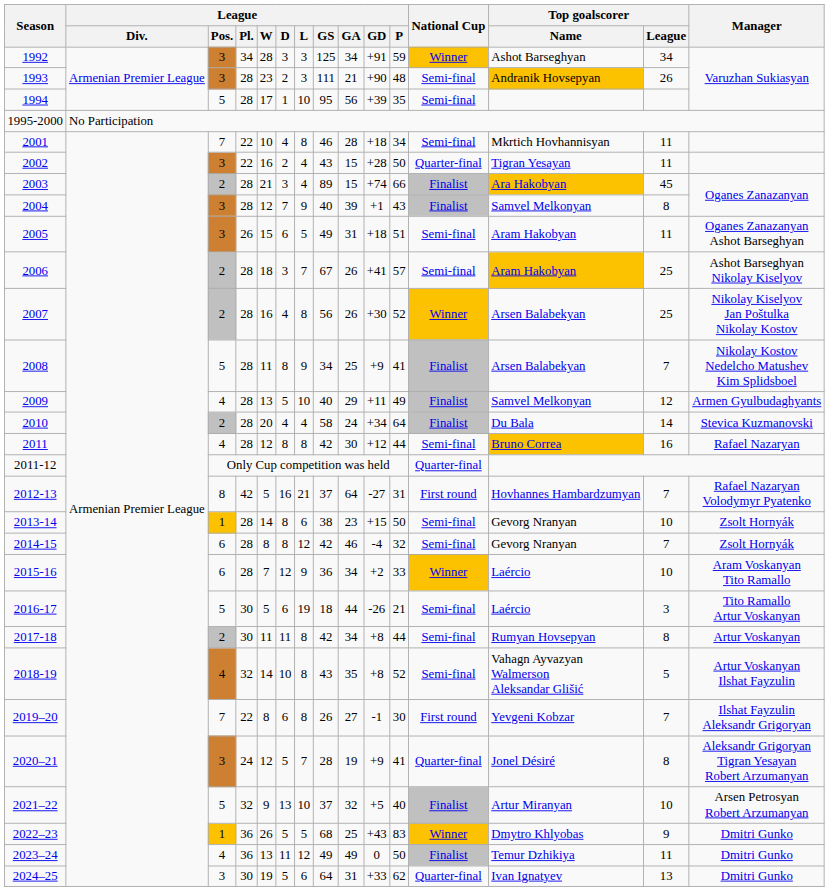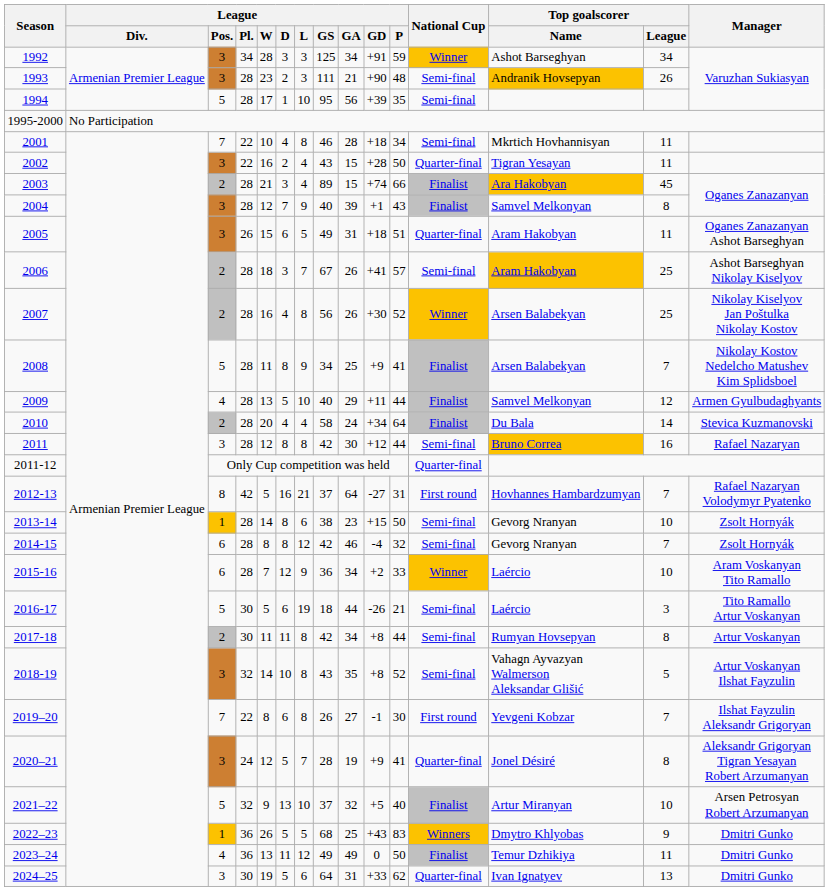(448, 234) Semi-final -> (448, 234) Quarter-final
(399, 402) 49 -> (399, 402) 44
(222, 444) 4 -> (222, 444) 3
(222, 674) 4 -> (222, 674) 3
(448, 834) Winner -> (448, 834) Winners
